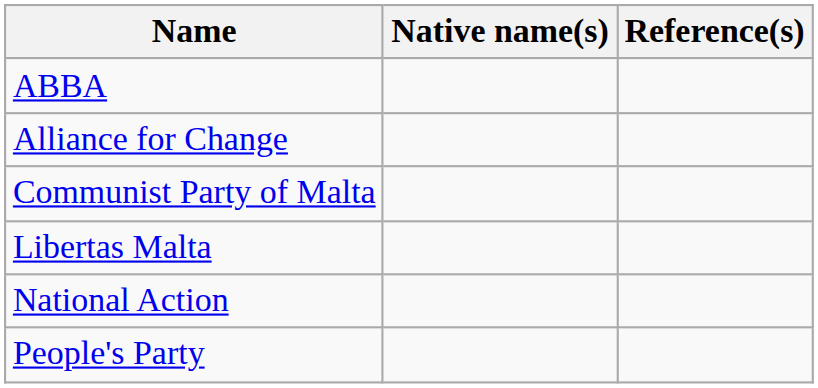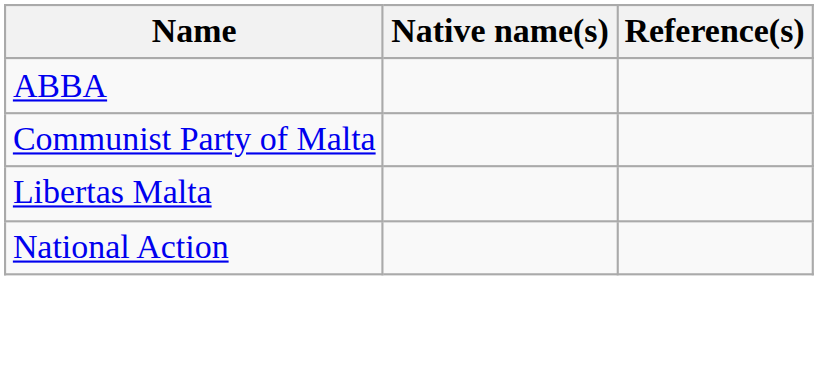- row: (150, 138)
- row: (109, 354)
